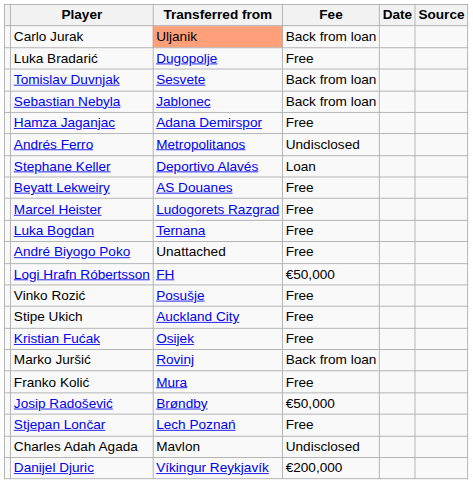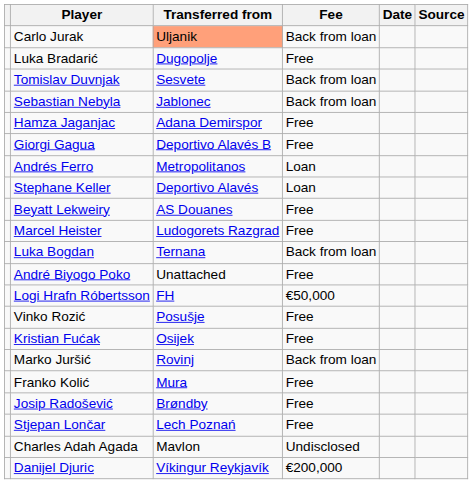+ row: (54, 144)
(323, 144) Undisclosed -> (301, 166) Loan
(300, 230) Free -> (331, 252) Back from loan
- row: (48, 317)
(310, 403) €50,000 -> (300, 403) Free
